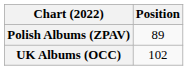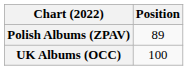(158, 55) 102 -> (158, 55) 100
